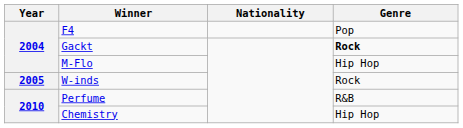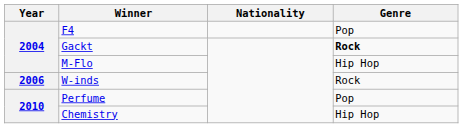(32, 81) 2005 -> (32, 81) 2006
(345, 98) R&B -> (345, 98) Pop
